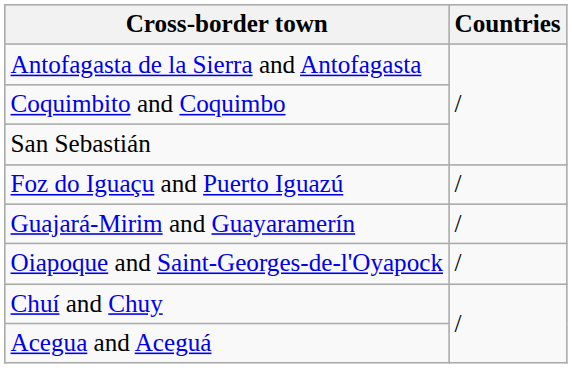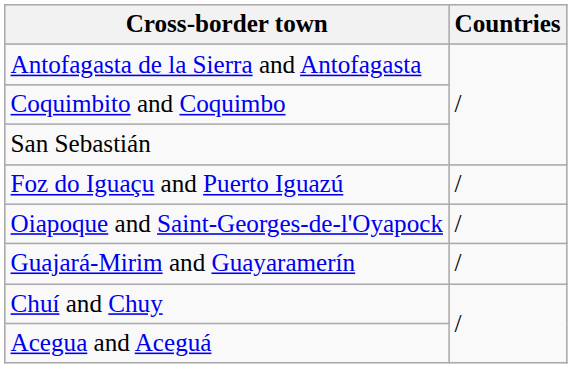rows swapped: (183, 223) <-> (227, 263)
